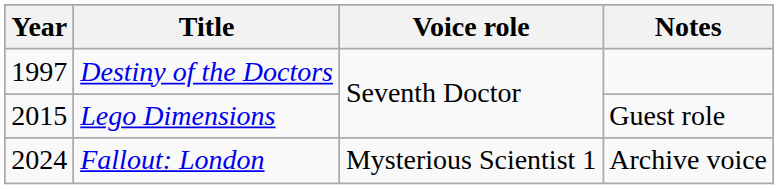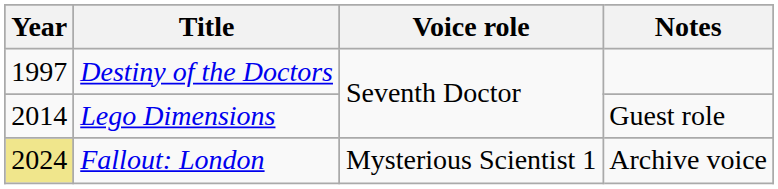(39, 115) 2015 -> (39, 115) 2014
(39, 159) no background -> (39, 159) khaki background
